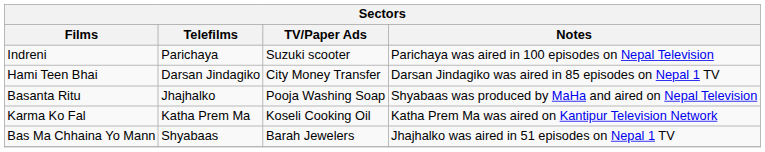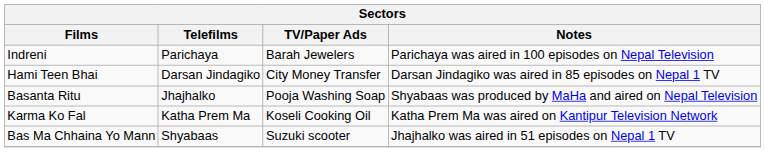(308, 55) Suzuki scooter -> (310, 55) Barah Jewelers
(310, 136) Barah Jewelers -> (308, 136) Suzuki scooter
